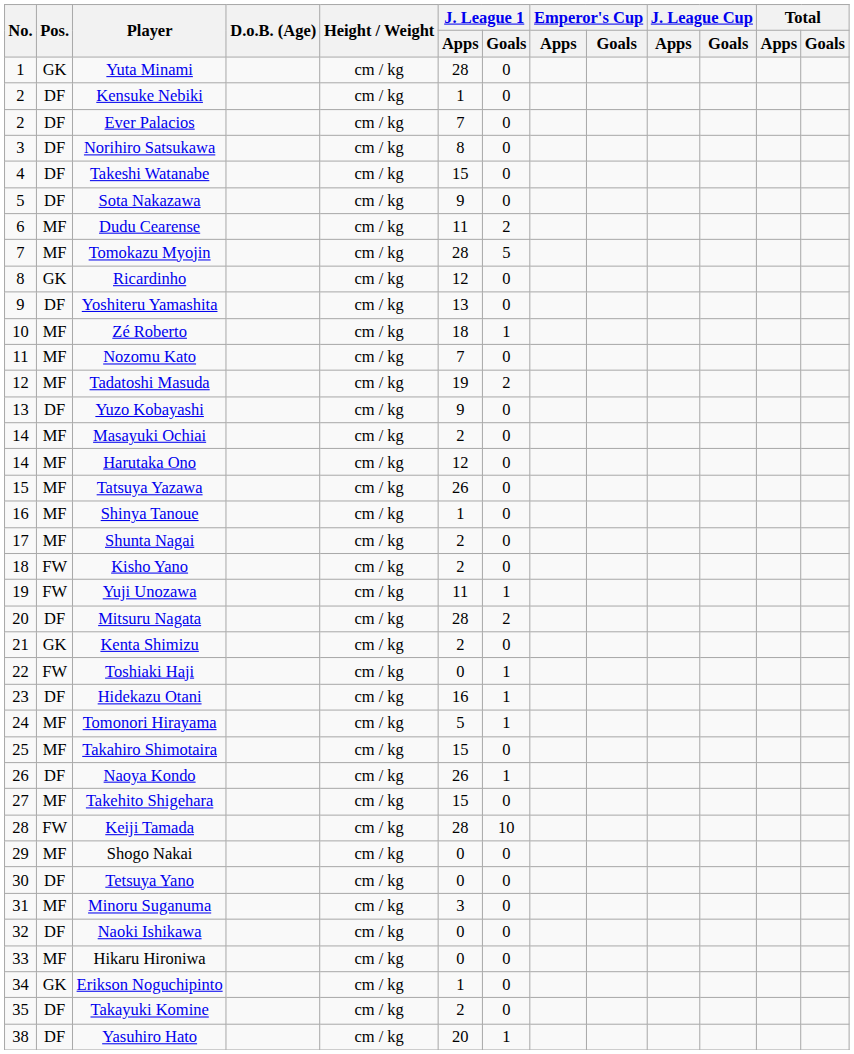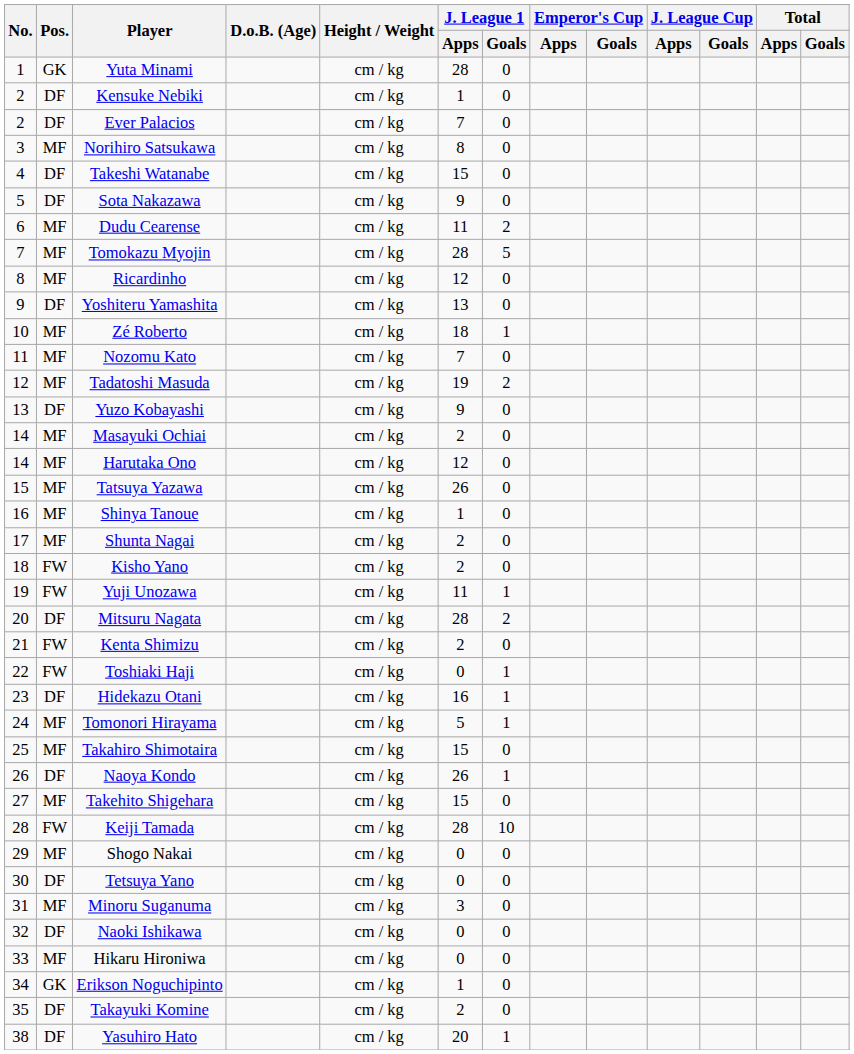(55, 148) DF -> (55, 148) MF
(55, 278) GK -> (55, 278) MF
(55, 644) GK -> (55, 644) FW
